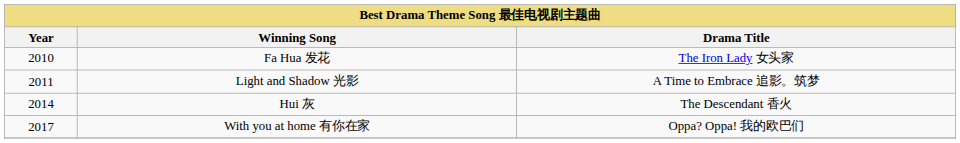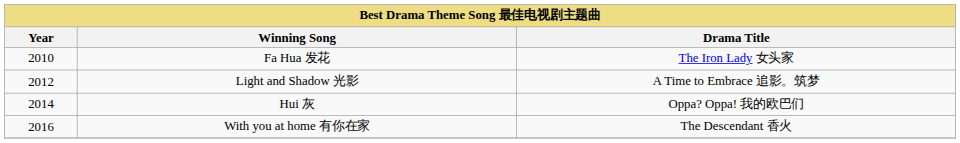(41, 81) 2011 -> (41, 81) 2012
(736, 103) The Descendant 香火 -> (736, 103) Oppa? Oppa! 我的欧巴们
(41, 126) 2017 -> (41, 126) 2016
(736, 126) Oppa? Oppa! 我的欧巴们 -> (736, 126) The Descendant 香火
